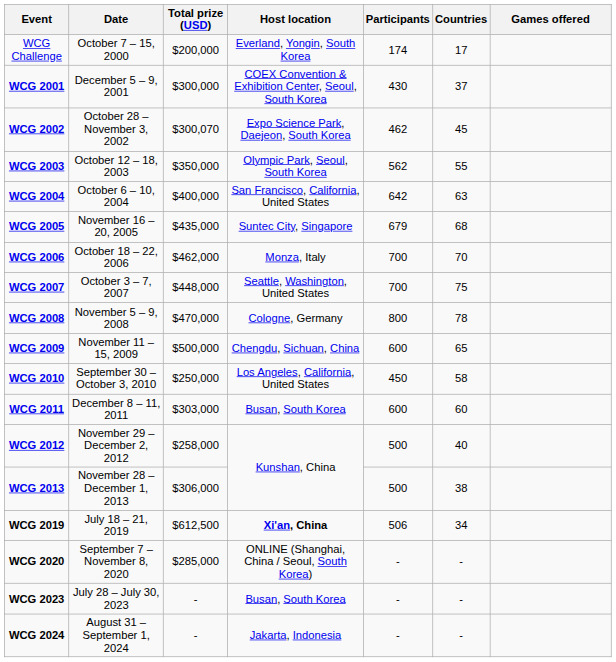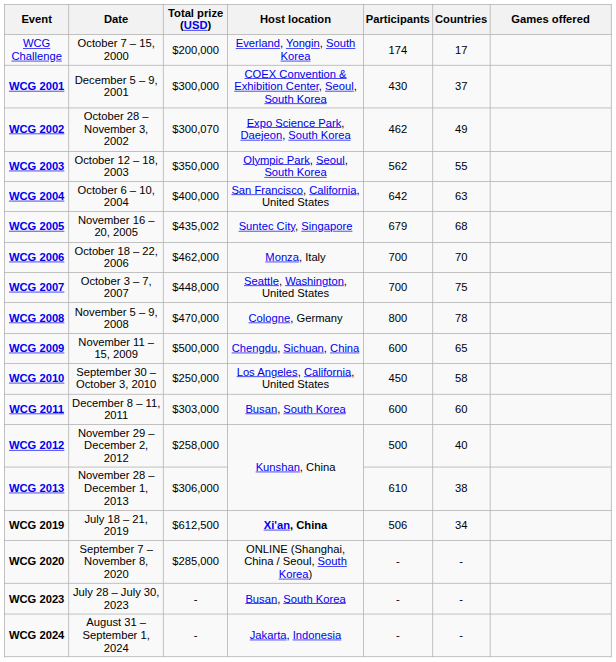(461, 129) 45 -> (461, 129) 49
(196, 227) $435,000 -> (196, 227) $435,002
(398, 488) 500 -> (398, 488) 610
